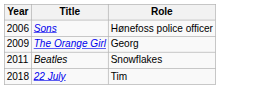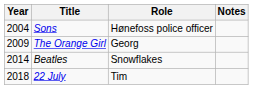+ column: (232, 12)
(18, 28) 2006 -> (18, 28) 2004
(17, 60) 2011 -> (18, 60) 2014
